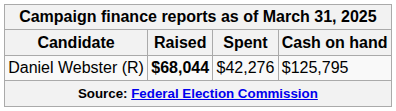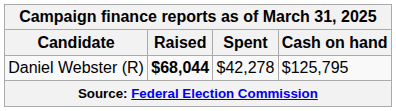(245, 67) $42,276 -> (245, 67) $42,278
